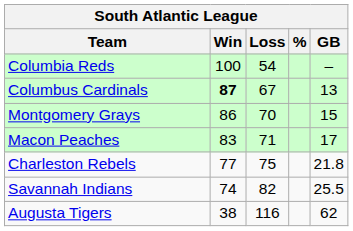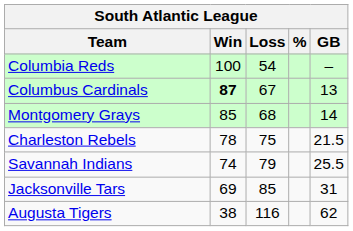(228, 115) 86 -> (228, 115) 85
(267, 115) 70 -> (267, 115) 68
(329, 115) 15 -> (329, 115) 14
- row: (64, 139)
(228, 164) 77 -> (228, 139) 78
(329, 164) 21.8 -> (329, 139) 21.5
(267, 189) 82 -> (267, 164) 79
+ row: (67, 189)
